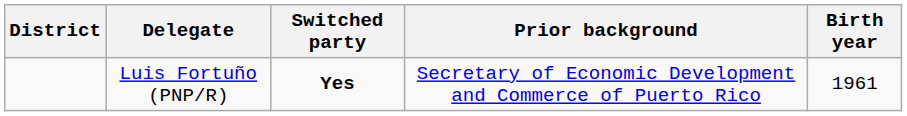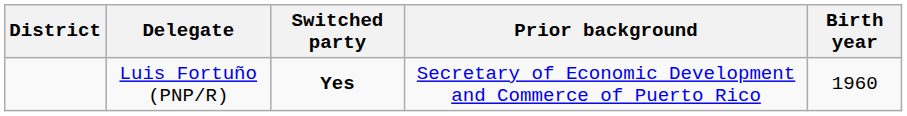(855, 85) 1961 -> (855, 85) 1960
